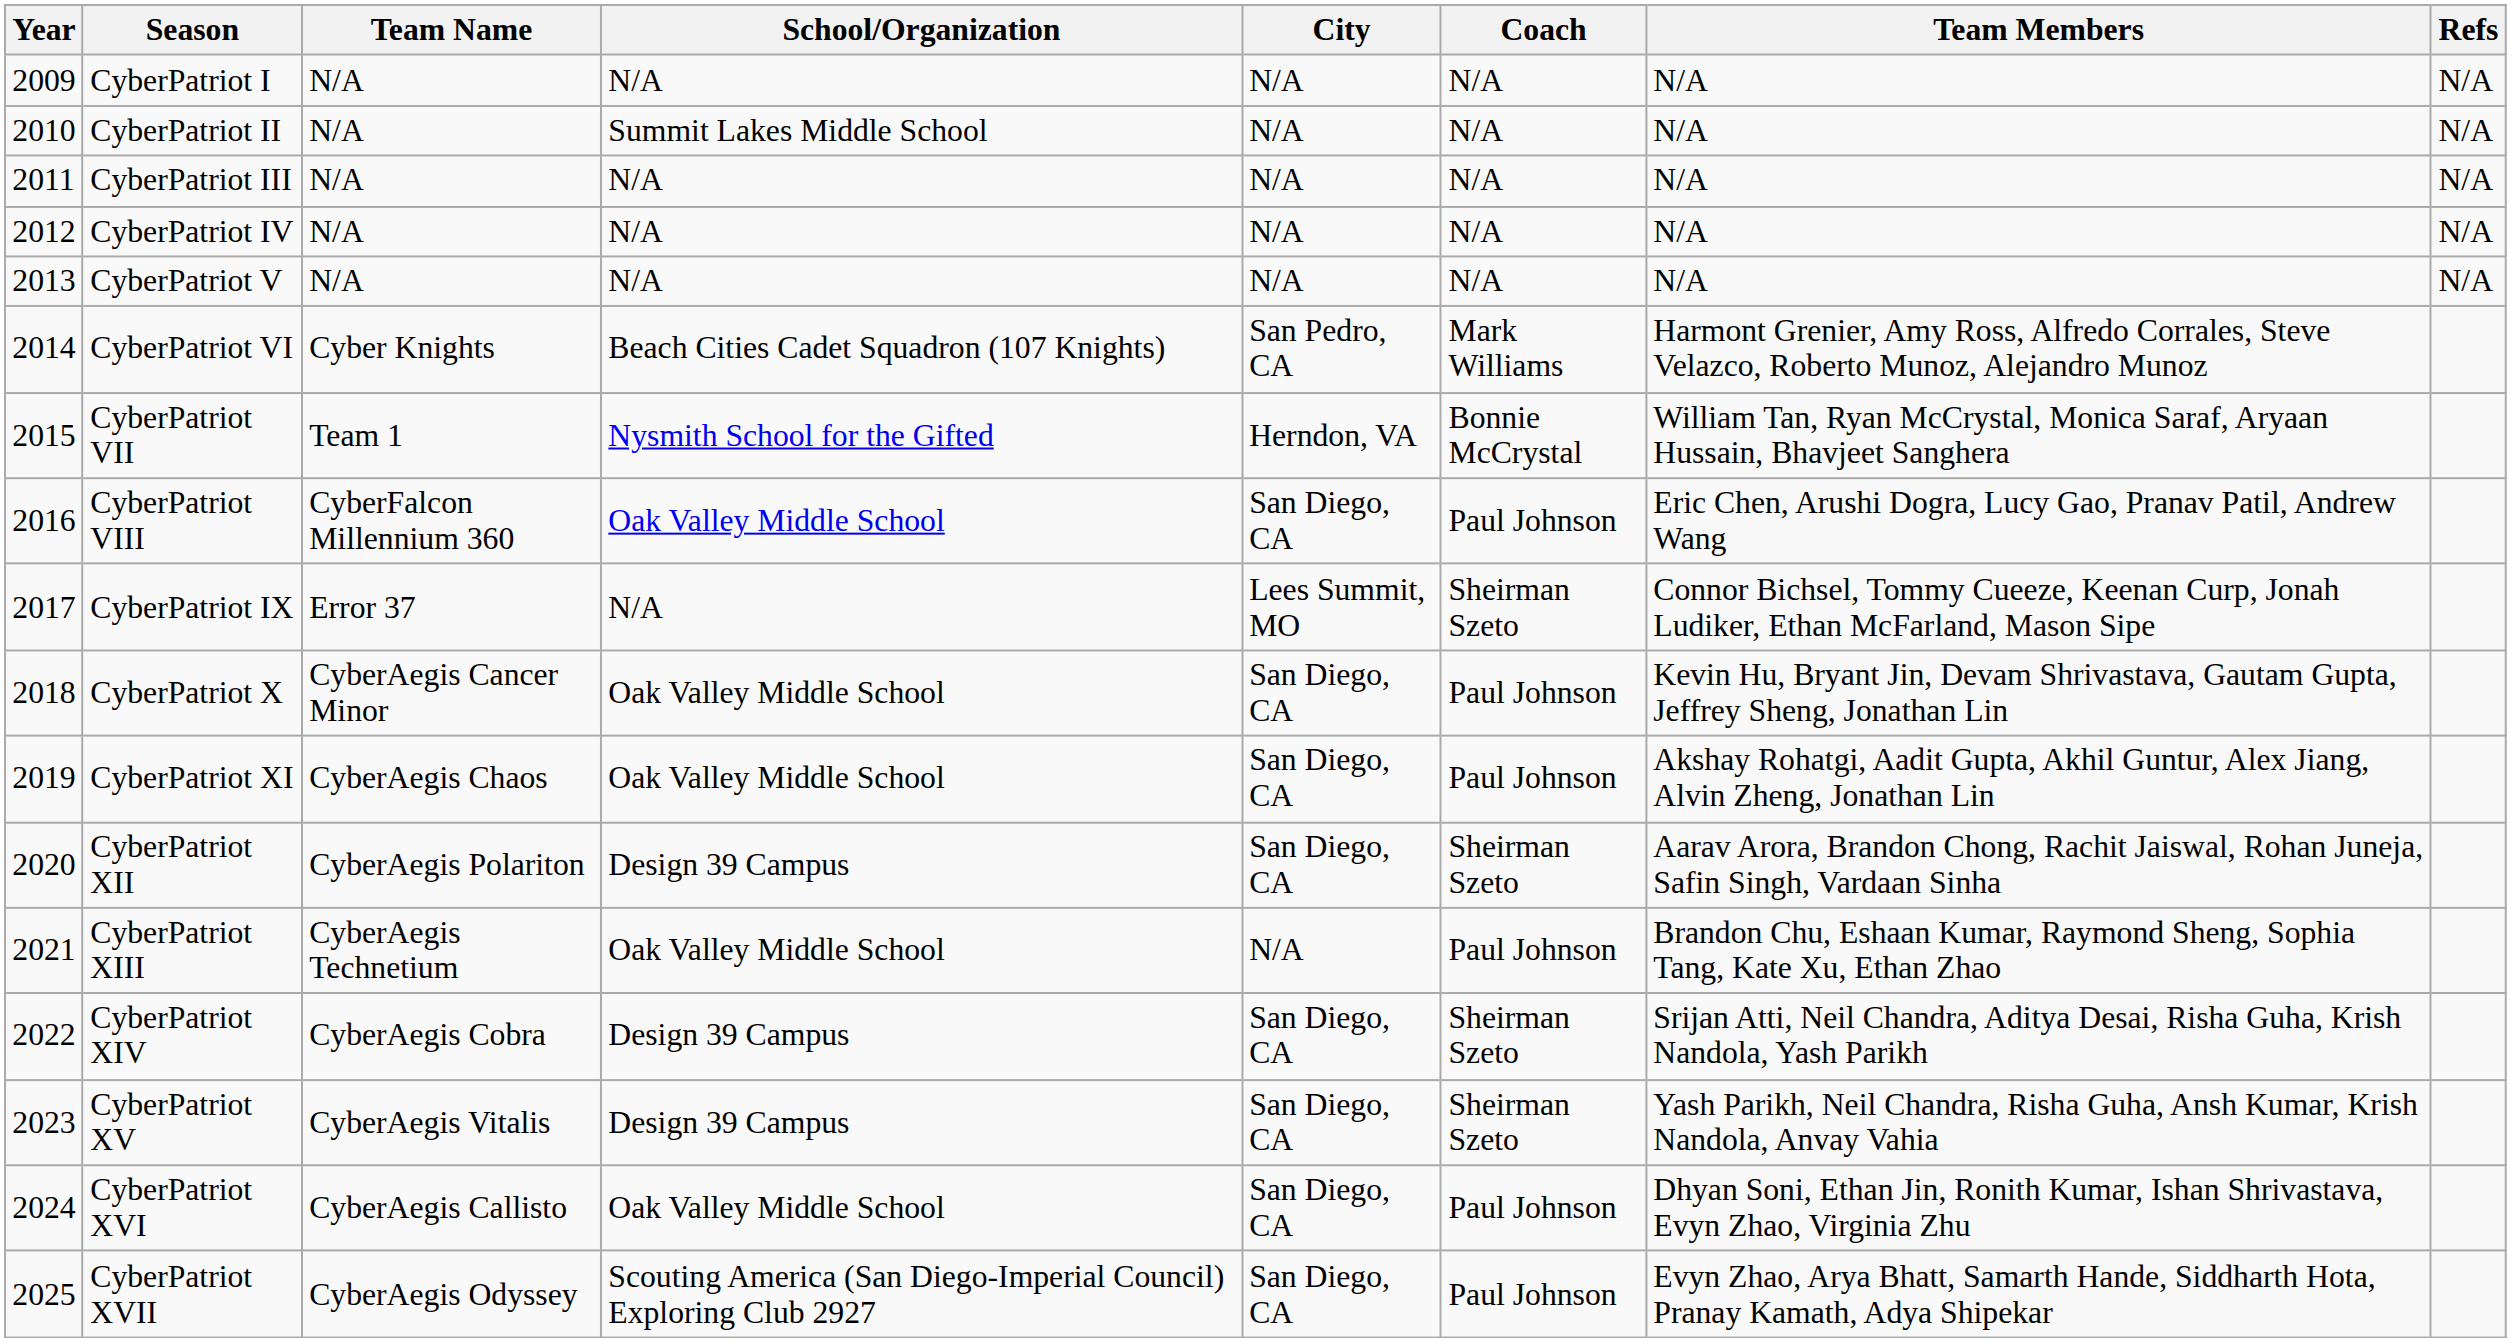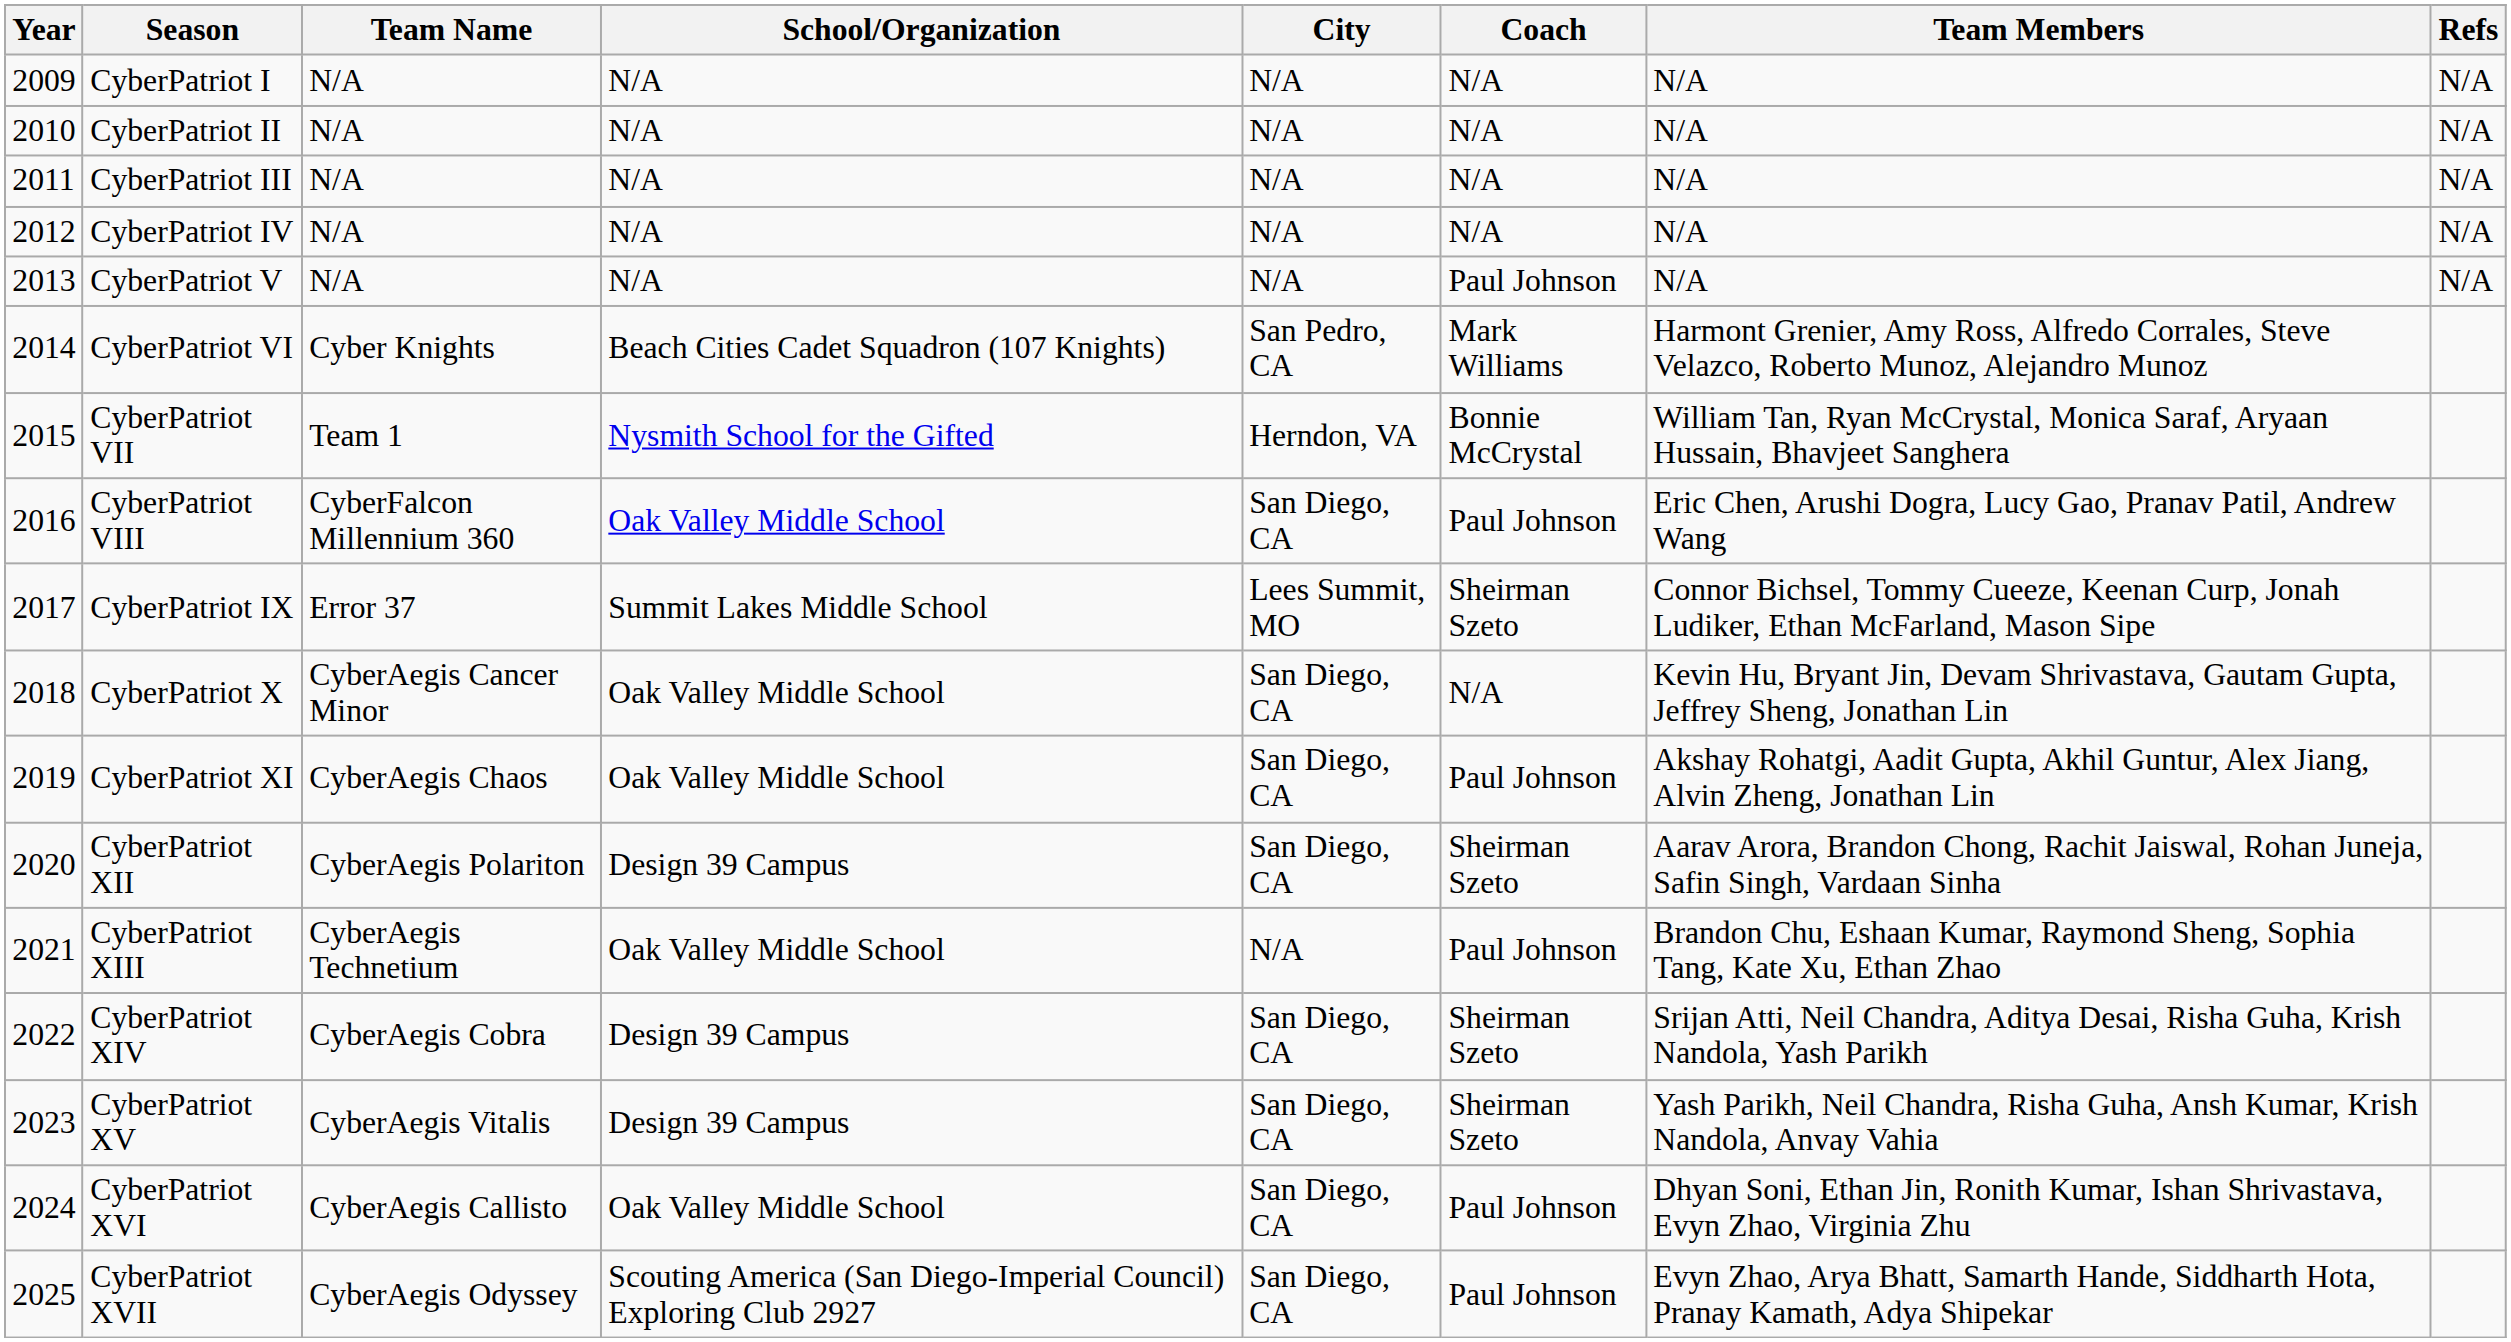(798, 130) Summit Lakes Middle School -> (636, 130) N/A
(1476, 280) N/A -> (1533, 280) Paul Johnson
(636, 606) N/A -> (798, 606) Summit Lakes Middle School
(1533, 692) Paul Johnson -> (1476, 692) N/A
